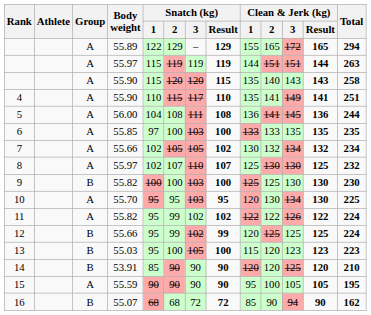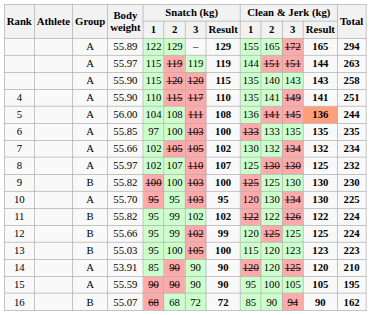(320, 115) no background -> (320, 115) lightsalmon background
(90, 217) A -> (90, 217) B
(90, 268) B -> (90, 268) A
